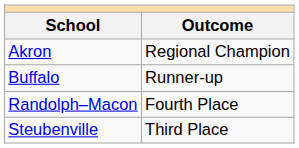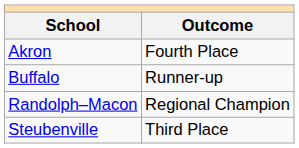(217, 51) Regional Champion -> (192, 51) Fourth Place
(192, 104) Fourth Place -> (217, 104) Regional Champion
